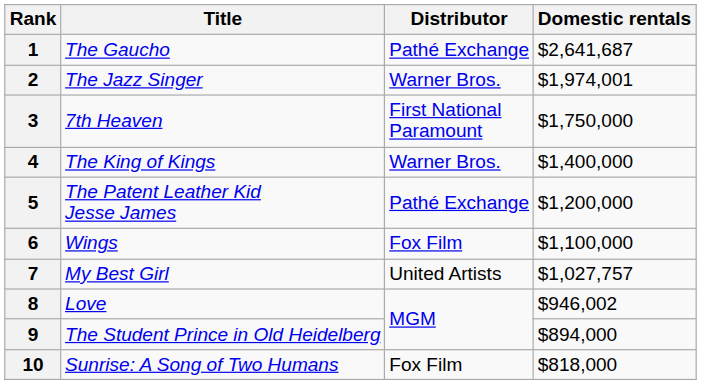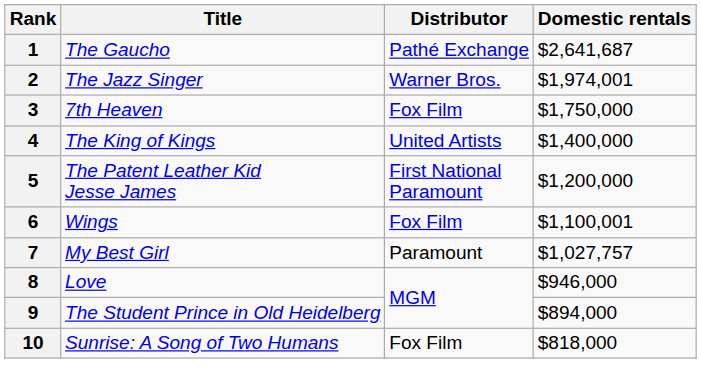(445, 120) First National Paramount -> (426, 110) Fox Film
(445, 161) Warner Bros. -> (445, 140) United Artists
(459, 202) Pathé Exchange -> (445, 181) First National Paramount
(585, 243) $1,100,000 -> (585, 222) $1,100,001
(445, 273) United Artists -> (436, 252) Paramount
(577, 304) $946,002 -> (577, 282) $946,000
